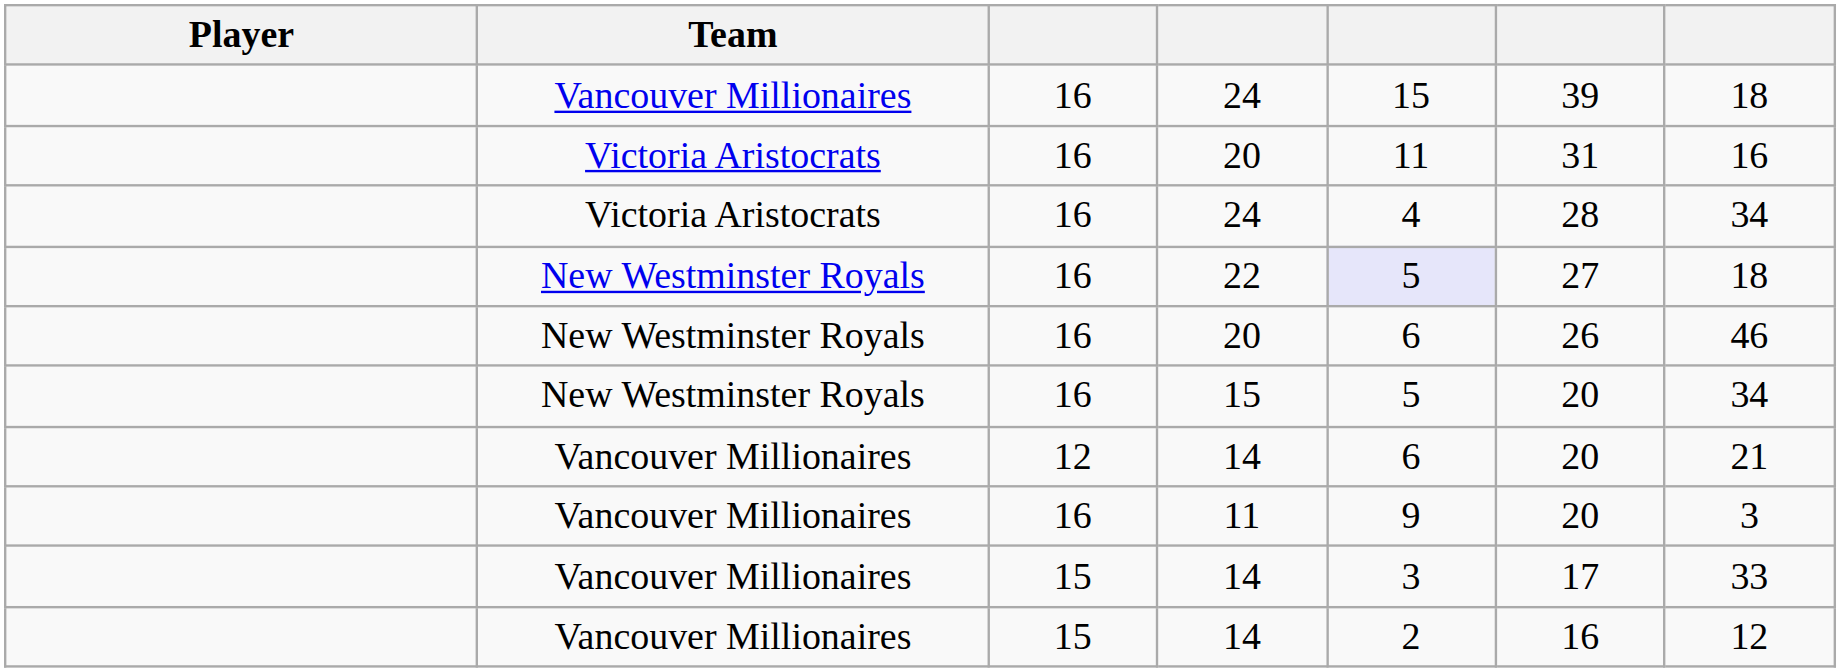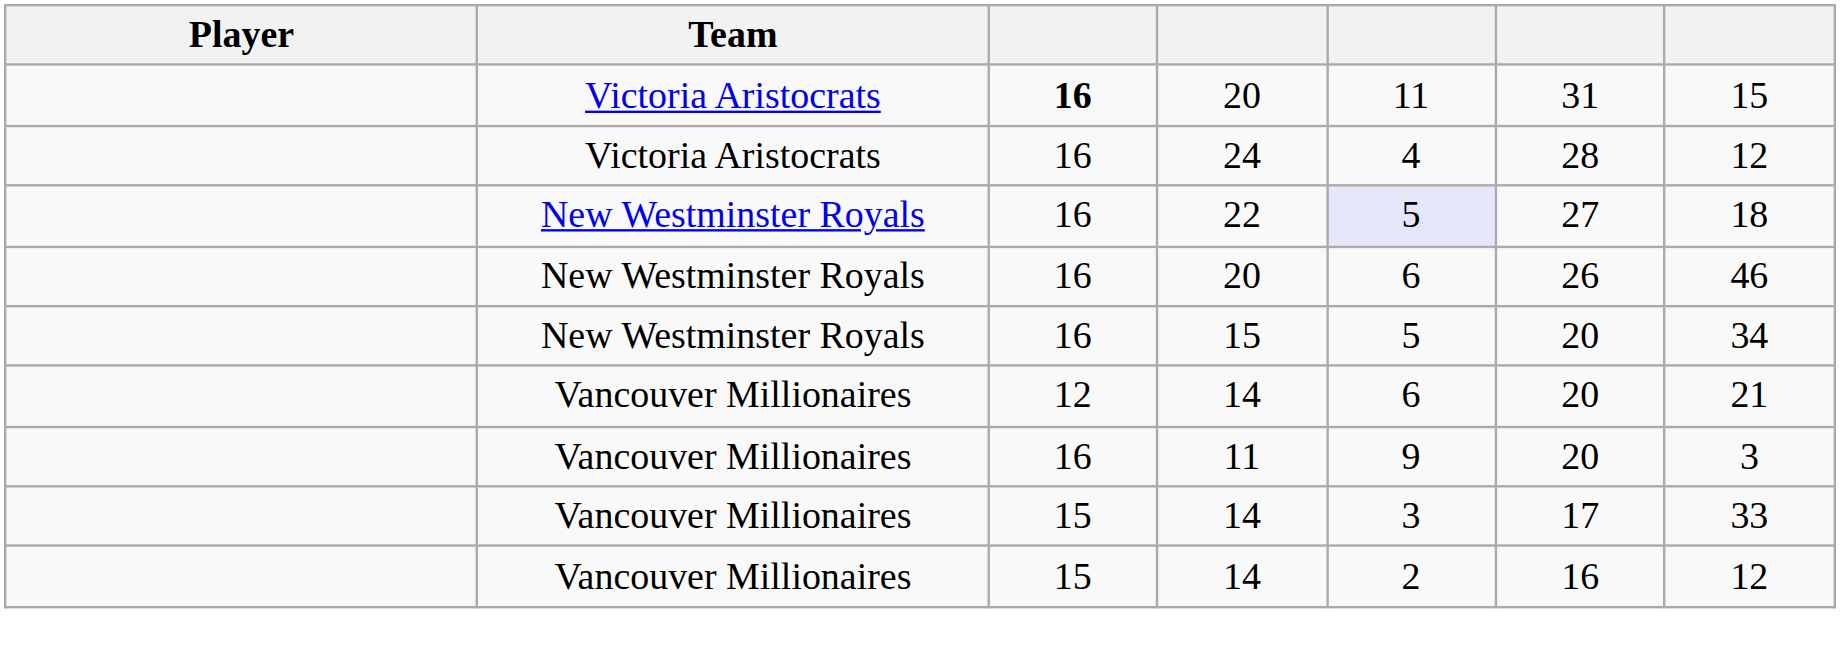- row: (733, 94)
(1073, 154) normal -> (1073, 94) bold
(1749, 154) 16 -> (1749, 94) 15
(1749, 214) 34 -> (1749, 154) 12
